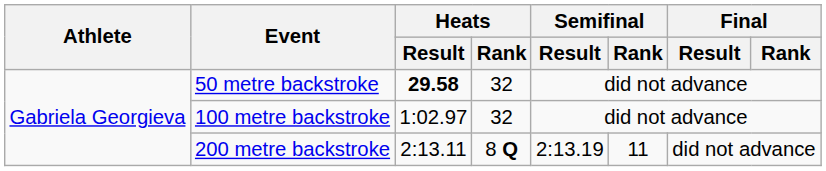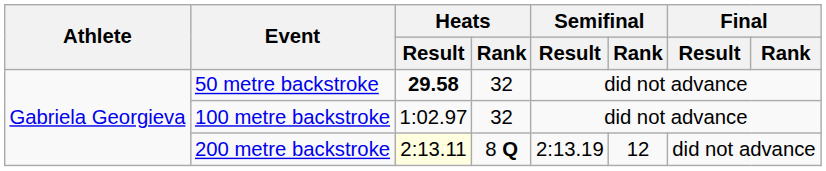(433, 149) no background -> (433, 149) lightyellow background
(638, 149) 11 -> (638, 149) 12
